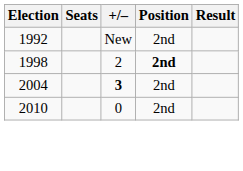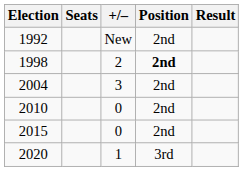(118, 85) bold -> (118, 85) normal
+ row: (33, 131)
+ row: (33, 154)
